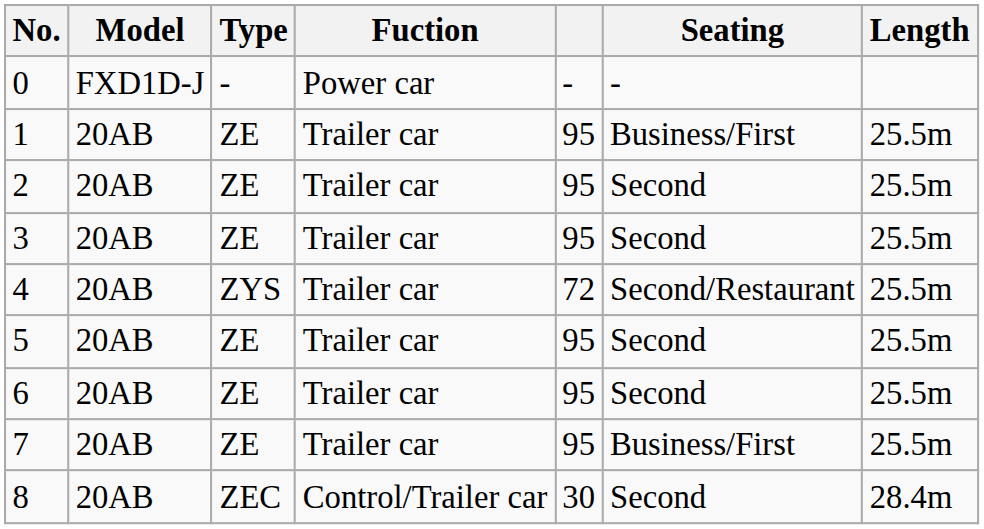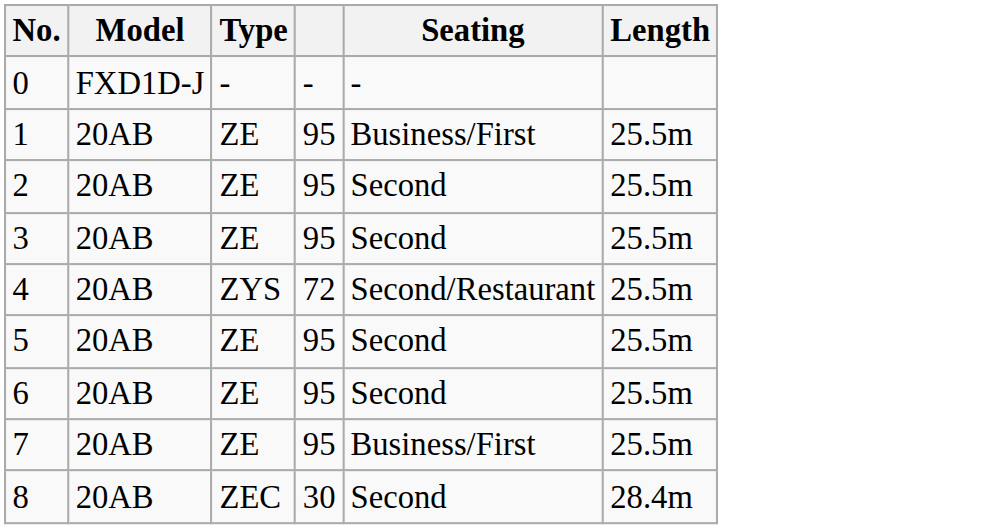- column: (425, 30)
